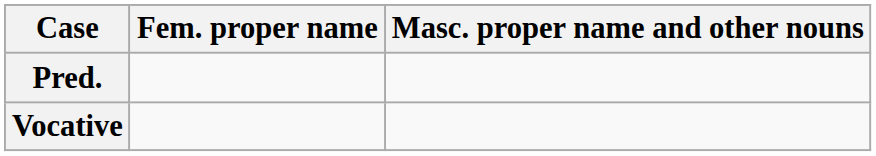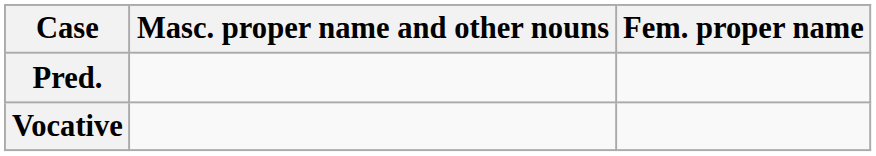columns swapped: (257, 28) <-> (628, 28)
